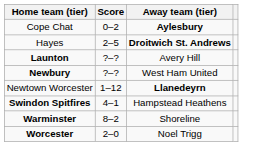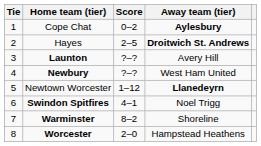+ column: (14, 12)
(180, 103) Hampstead Heathens -> (198, 103) Noel Trigg
(180, 133) Noel Trigg -> (198, 133) Hampstead Heathens
